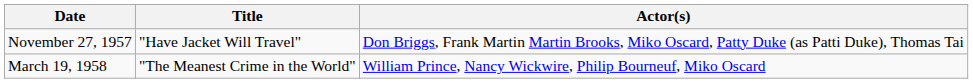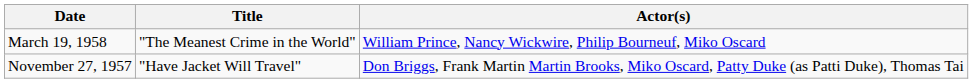rows swapped: (70, 41) <-> (57, 66)
